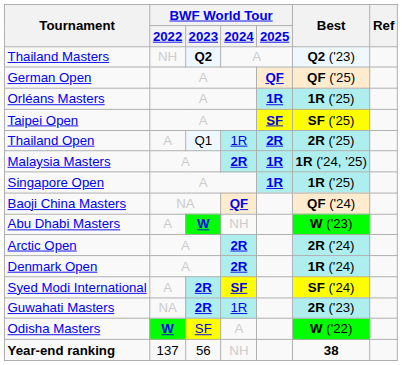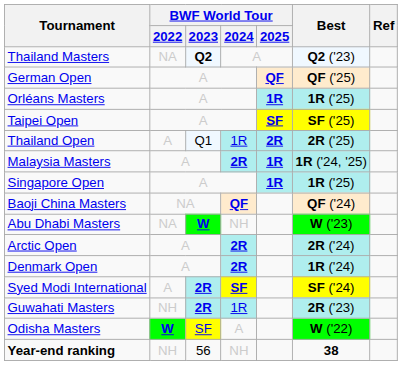(168, 57) NH -> (168, 57) NA
(168, 225) A -> (168, 225) NA
(168, 308) NA -> (168, 308) NH
(168, 350) 137 -> (168, 350) NH
